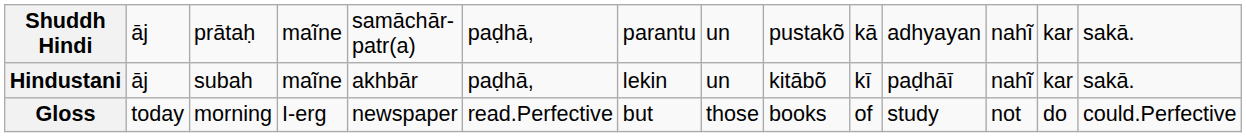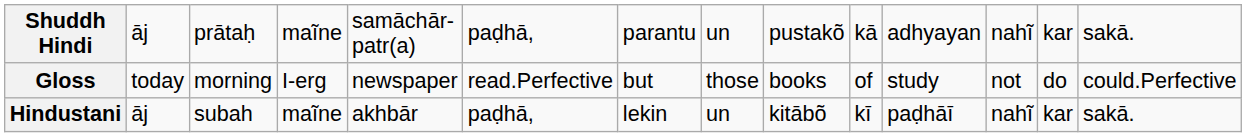rows swapped: (65, 80) <-> (65, 114)
